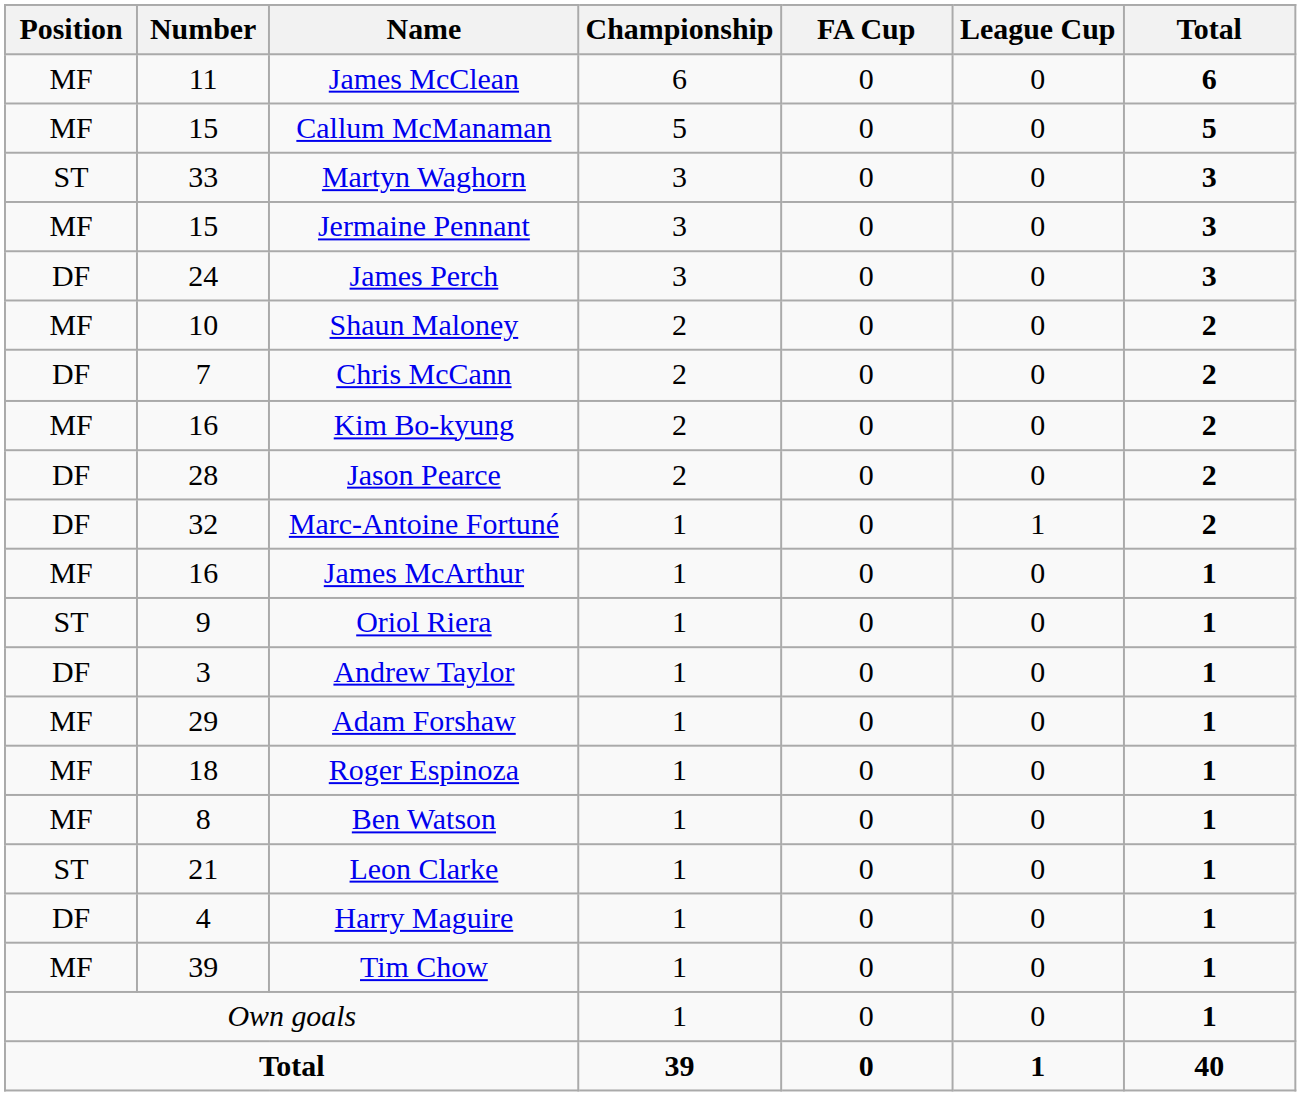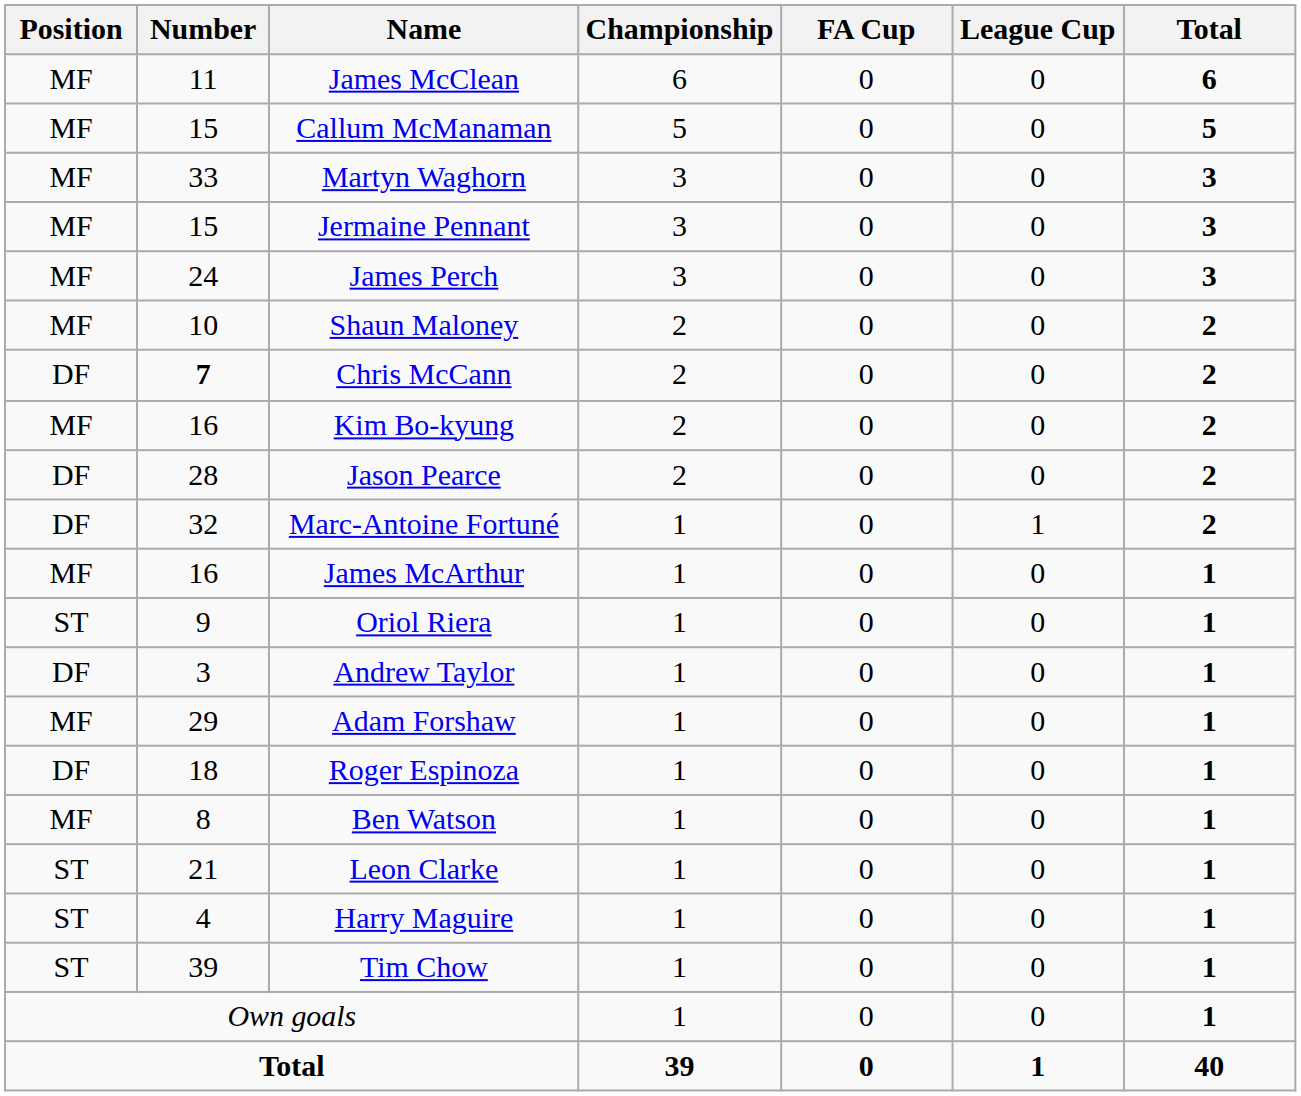(71, 177) ST -> (71, 177) MF
(71, 276) DF -> (71, 276) MF
(203, 374) normal -> (203, 374) bold
(71, 769) MF -> (71, 769) DF
(71, 918) DF -> (71, 918) ST
(71, 967) MF -> (71, 967) ST
